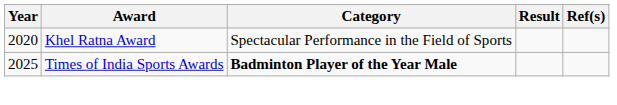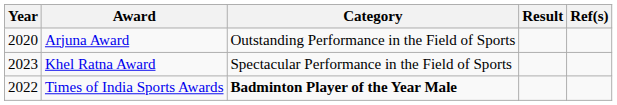+ row: (87, 40)
(23, 40) 2020 -> (23, 64) 2023
(23, 64) 2025 -> (23, 87) 2022
